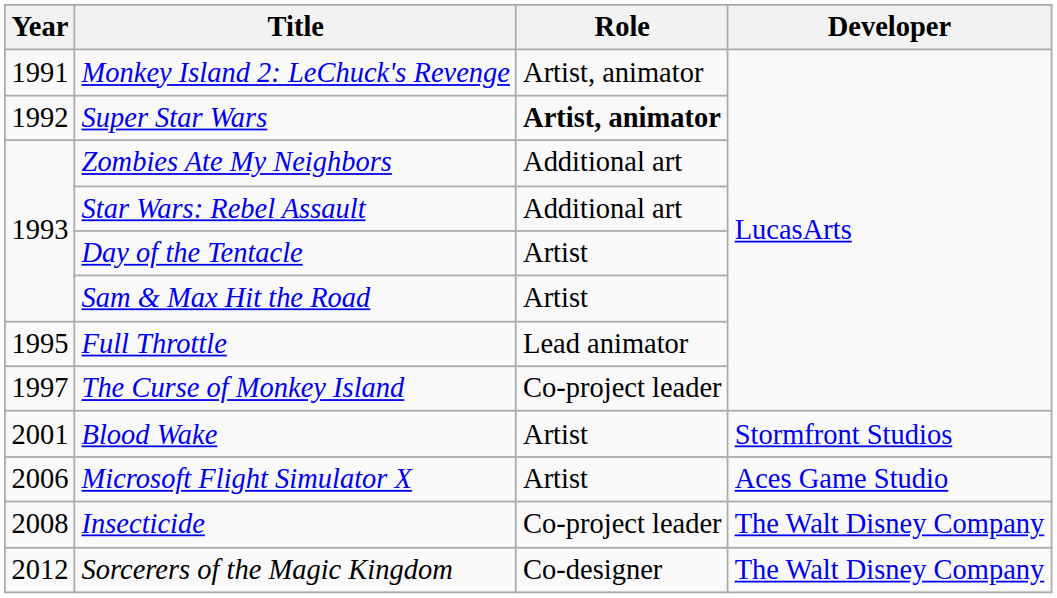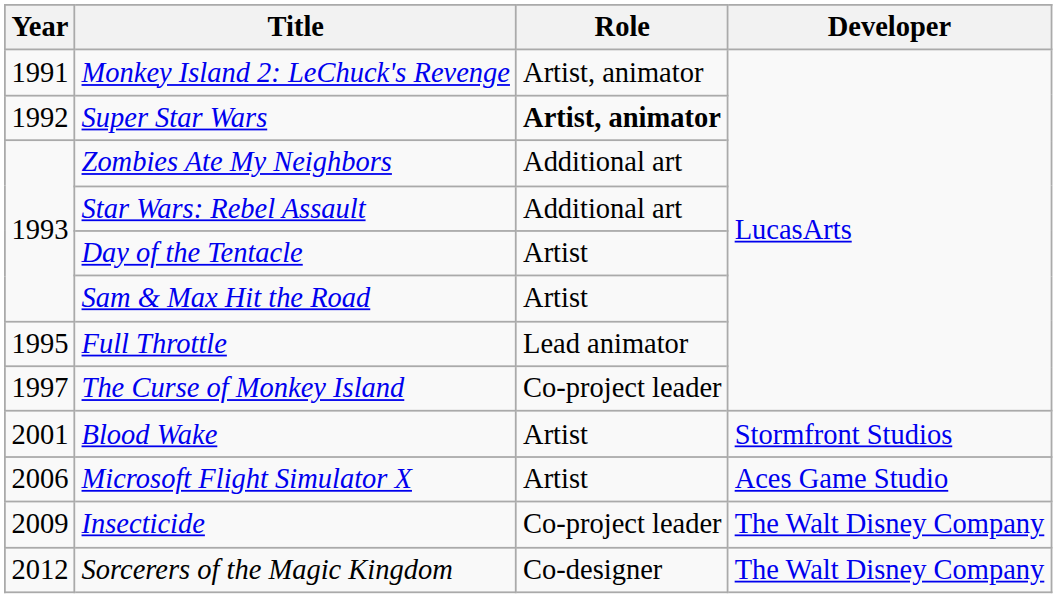(40, 523) 2008 -> (40, 523) 2009
